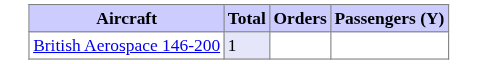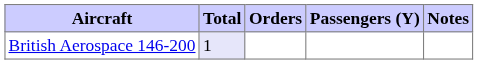+ column: (448, 18)
